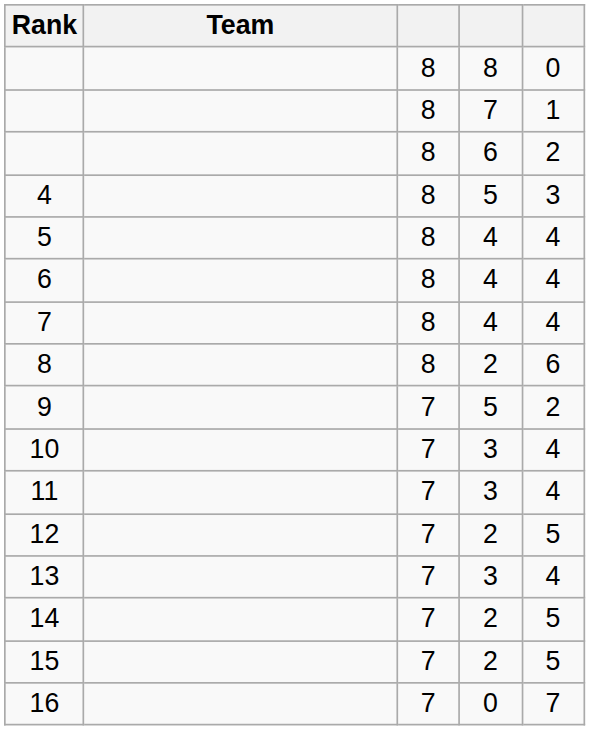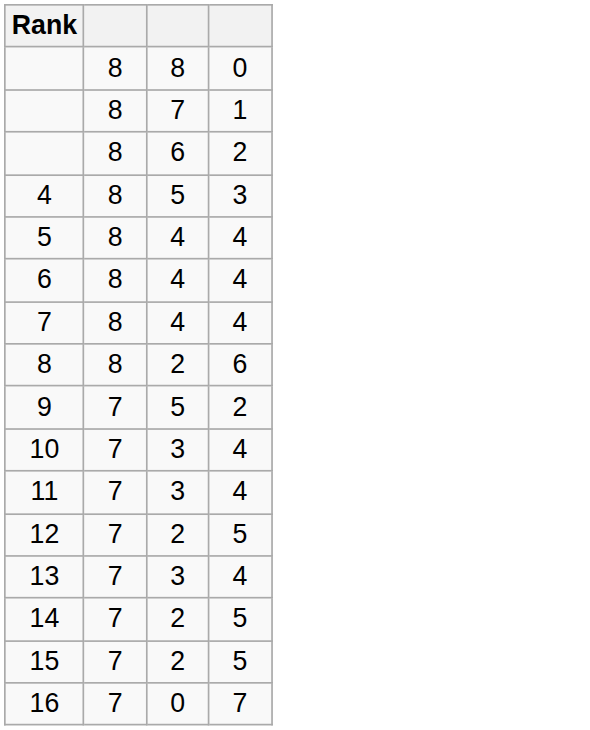- column: (240, 25)
